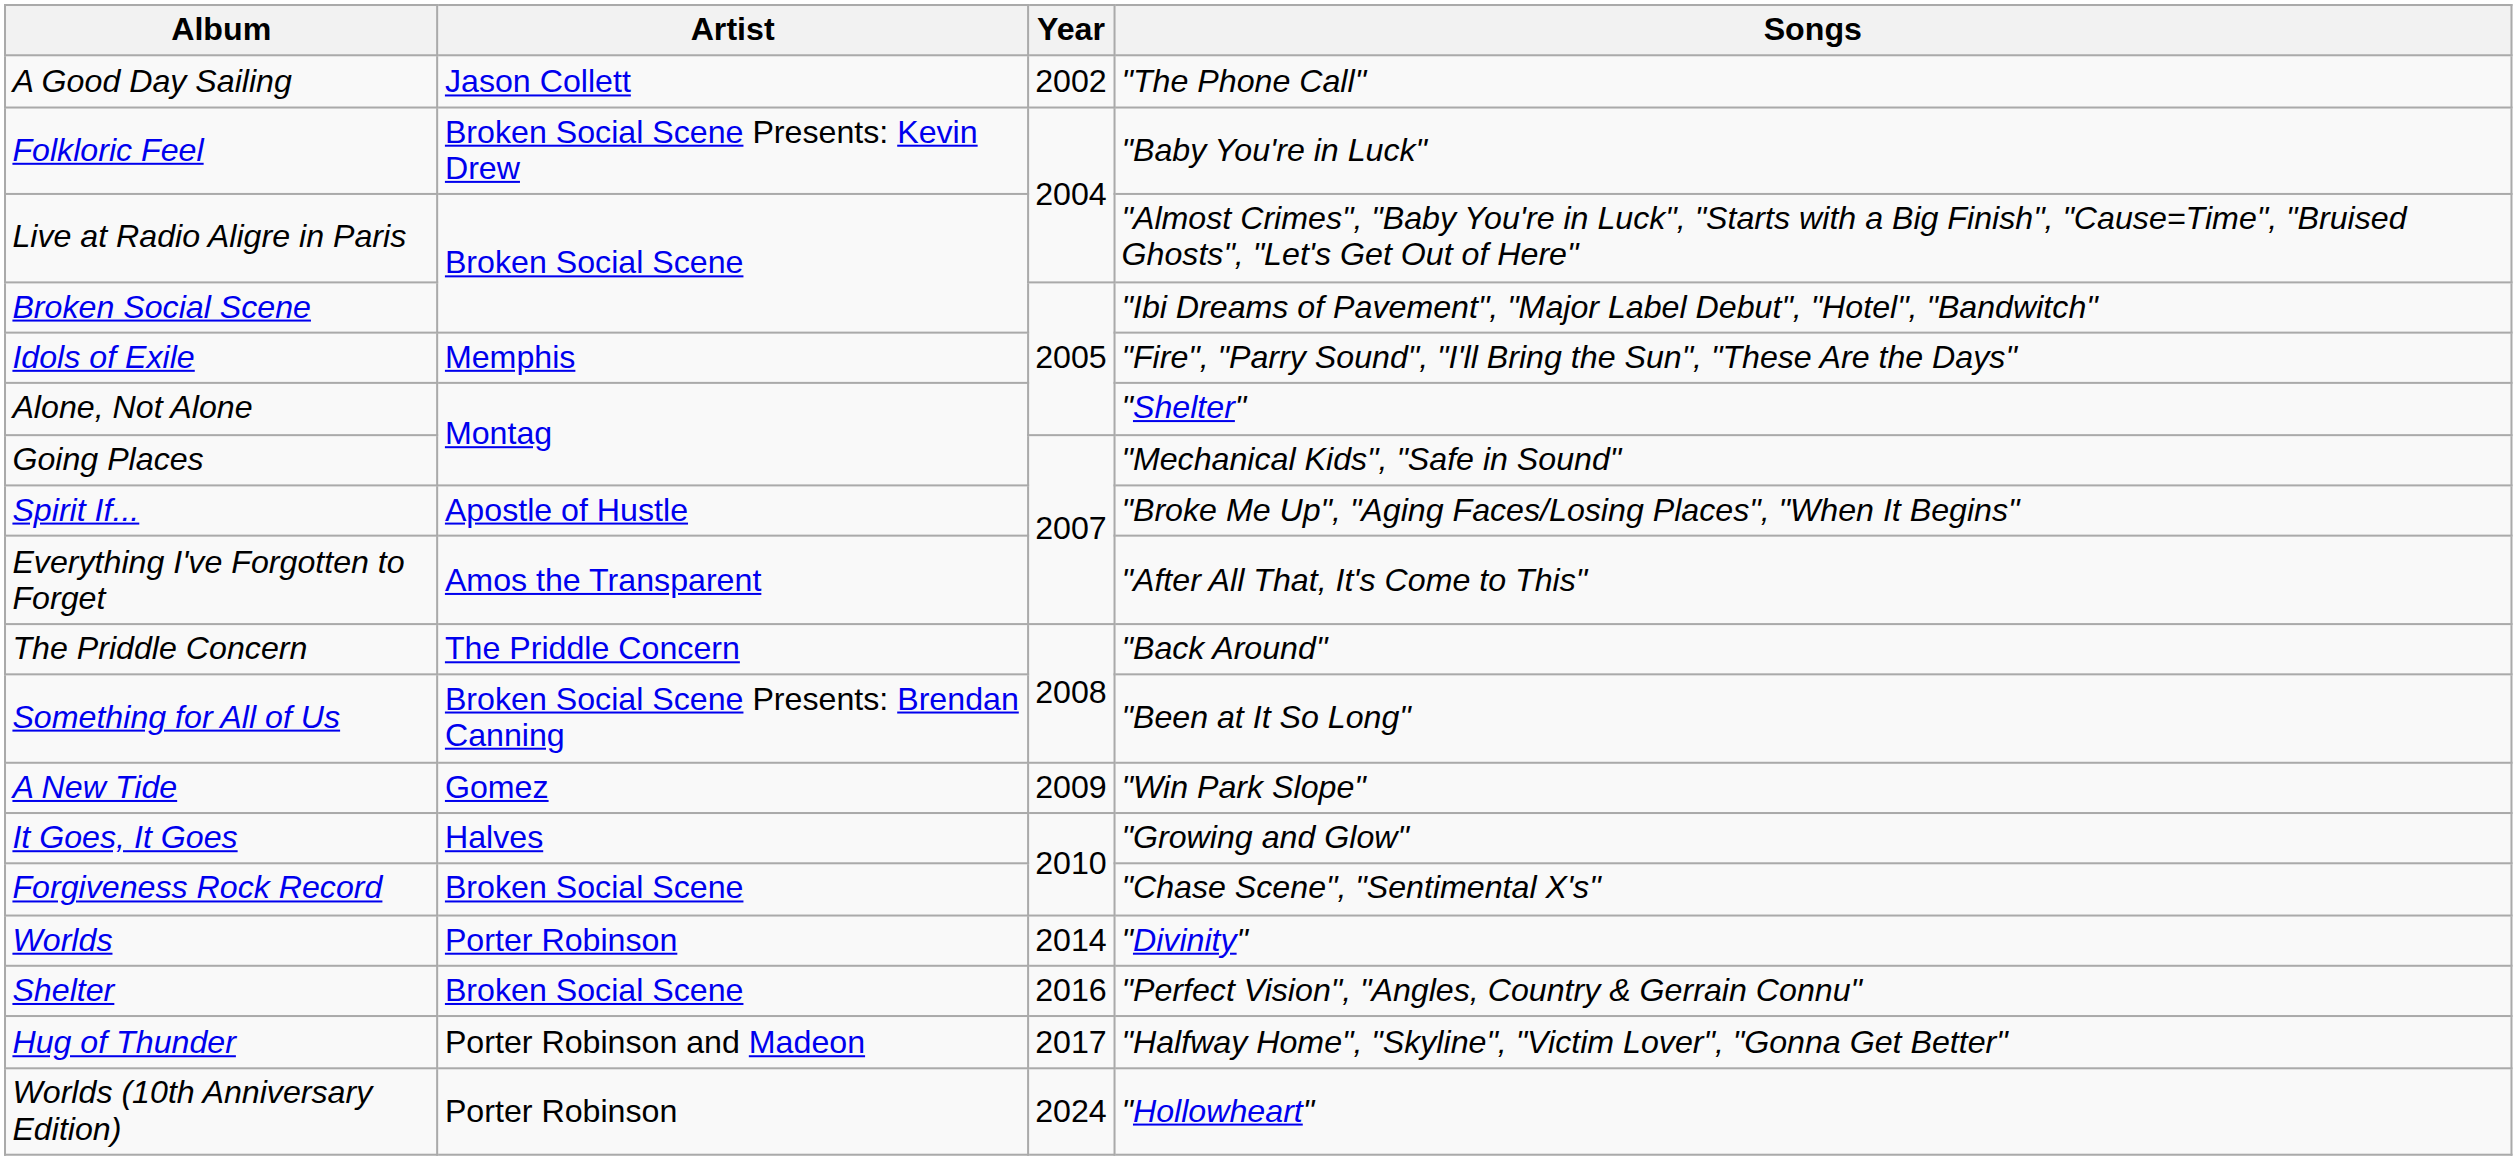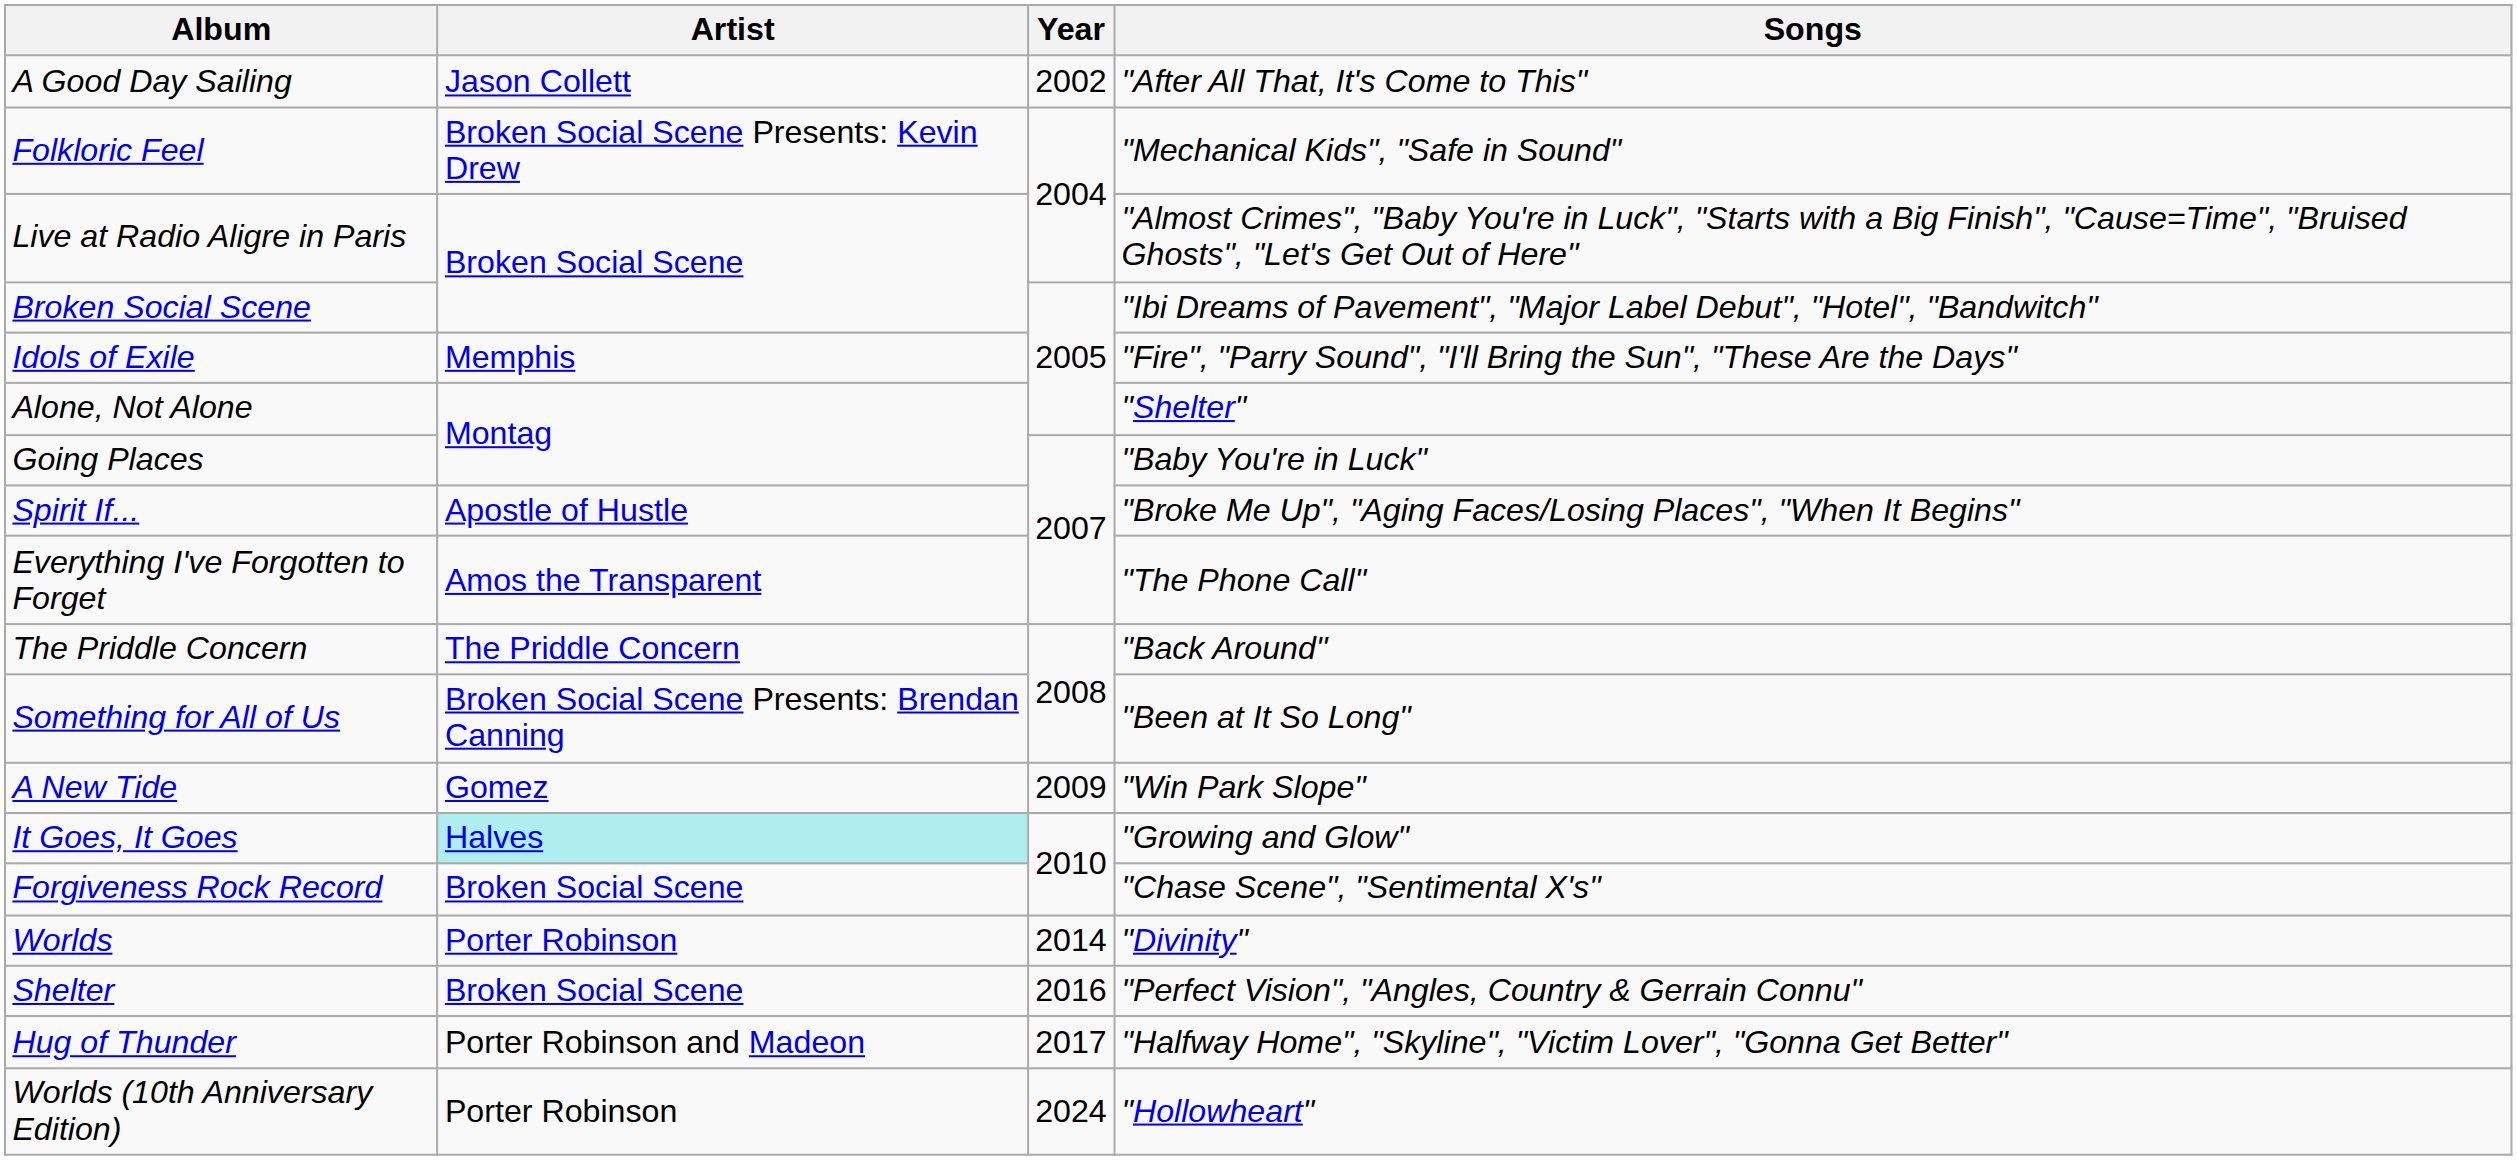(1244, 81) "The Phone Call" -> (1354, 81) "After All That, It's Come to This"
(1274, 150) "Baby You're in Luck" -> (1371, 150) "Mechanical Kids", "Safe in Sound"
(1371, 459) "Mechanical Kids", "Safe in Sound" -> (1274, 459) "Baby You're in Luck"
(1354, 579) "After All That, It's Come to This" -> (1244, 579) "The Phone Call"
(494, 837) no background -> (494, 837) paleturquoise background
